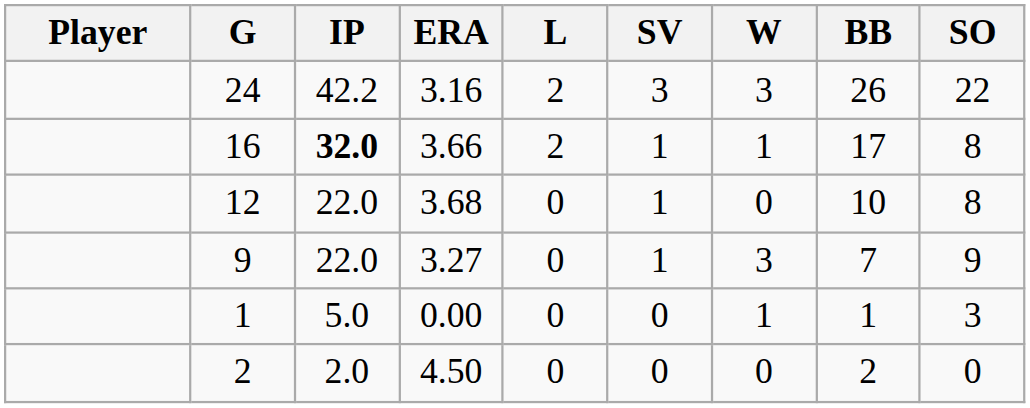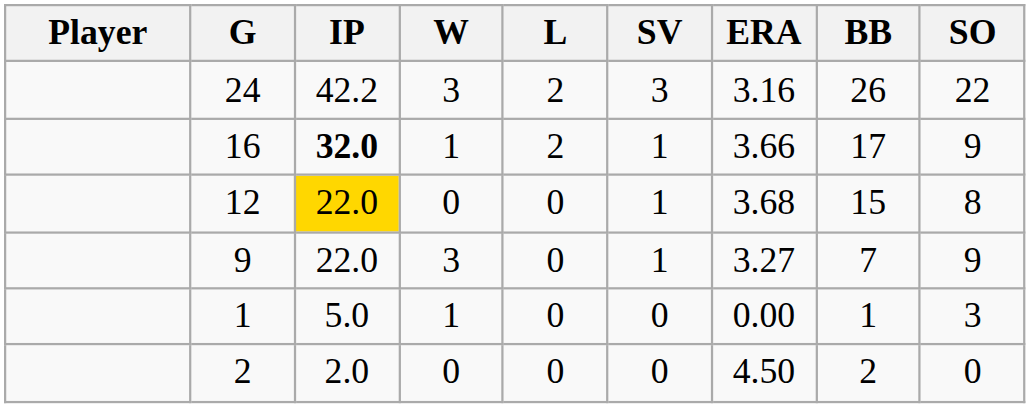columns swapped: (764, 32) <-> (451, 32)
(973, 145) 8 -> (973, 145) 9
(347, 202) no background -> (347, 202) gold background
(868, 202) 10 -> (868, 202) 15
